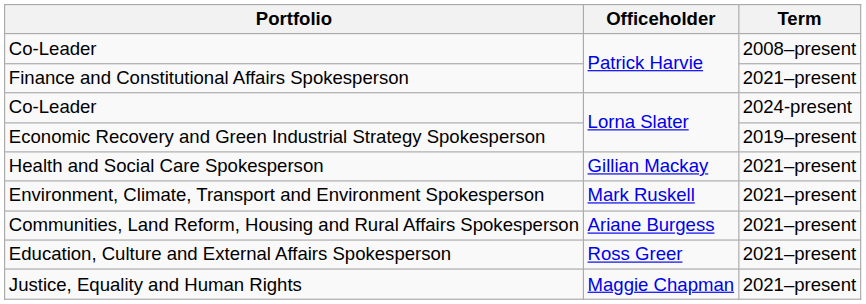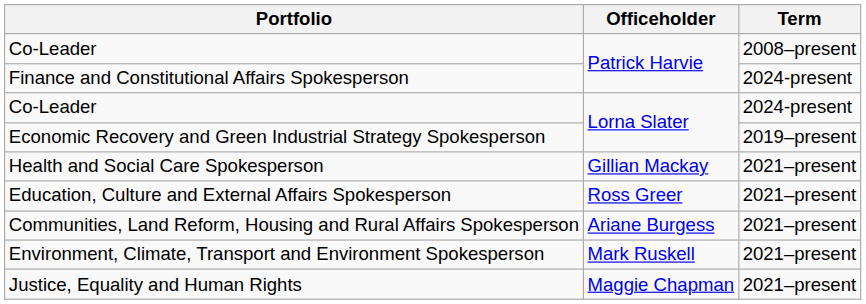(799, 78) 2021–present -> (797, 78) 2024-present
rows swapped: (230, 254) <-> (277, 195)
